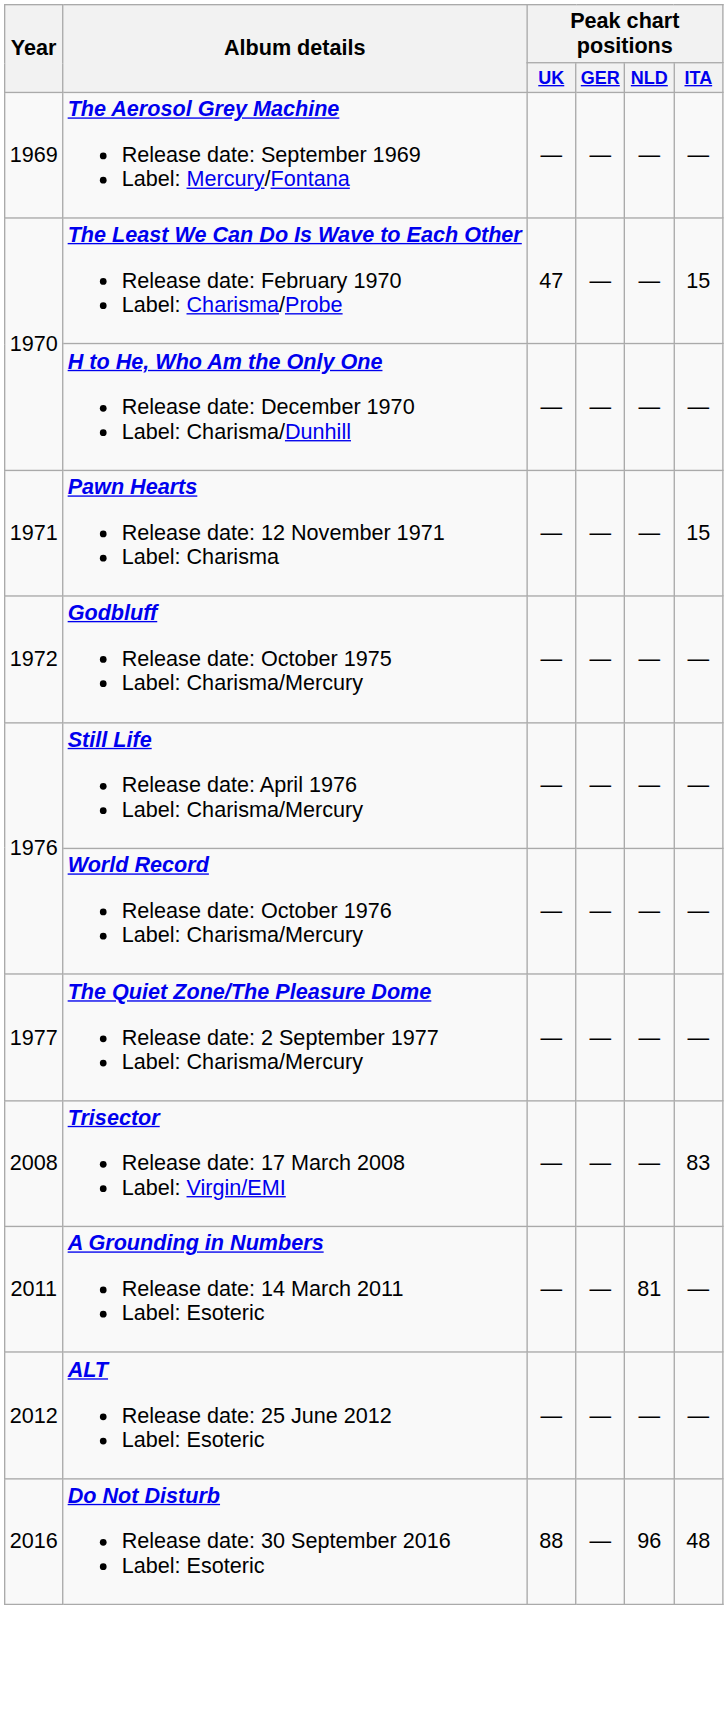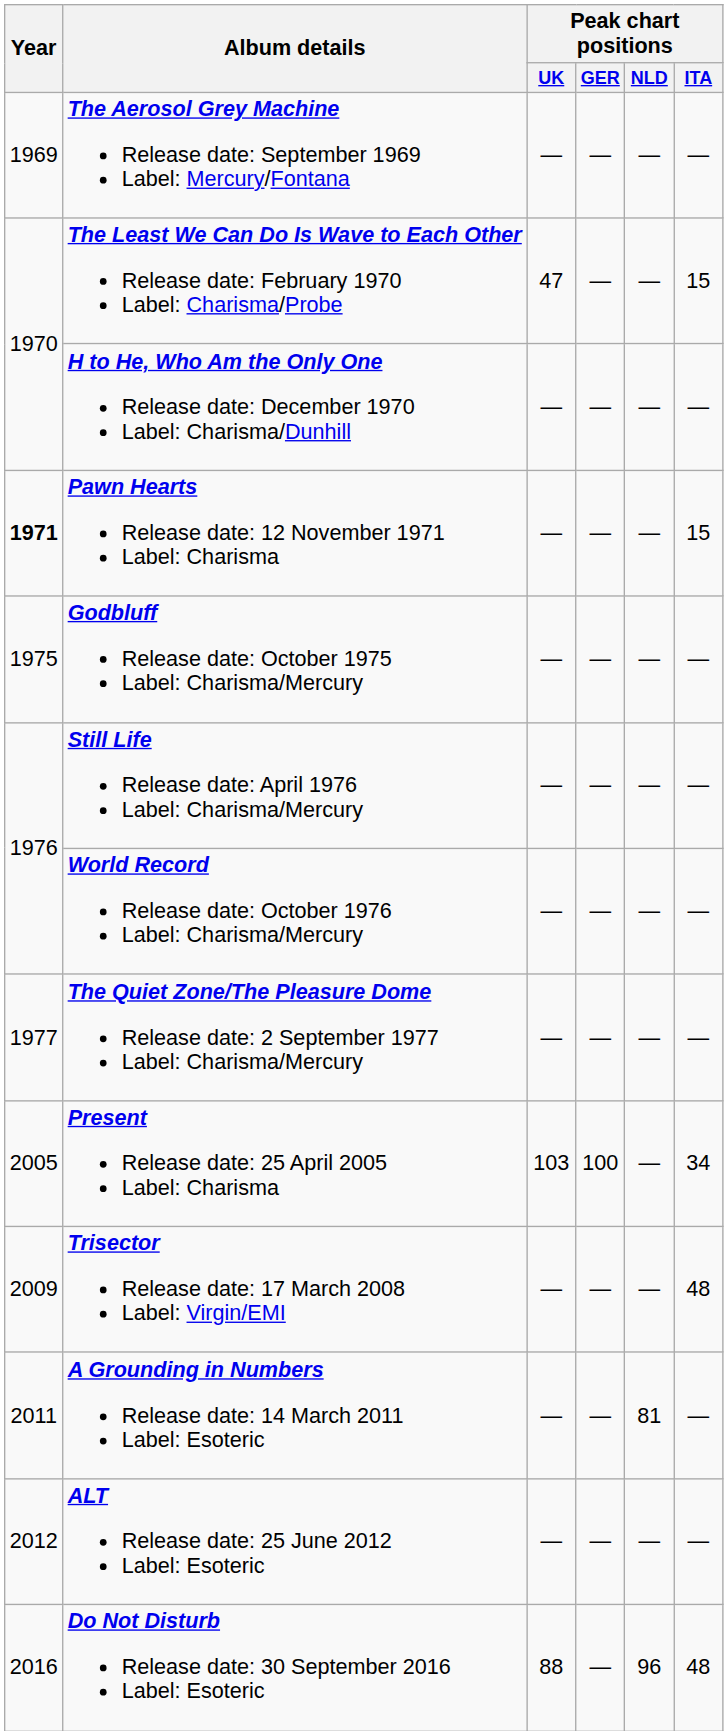(34, 533) normal -> (34, 533) bold
(34, 659) 1972 -> (34, 659) 1975
+ row: (295, 1153)
(34, 1163) 2008 -> (34, 1289) 2009
(698, 1163) 83 -> (698, 1289) 48
